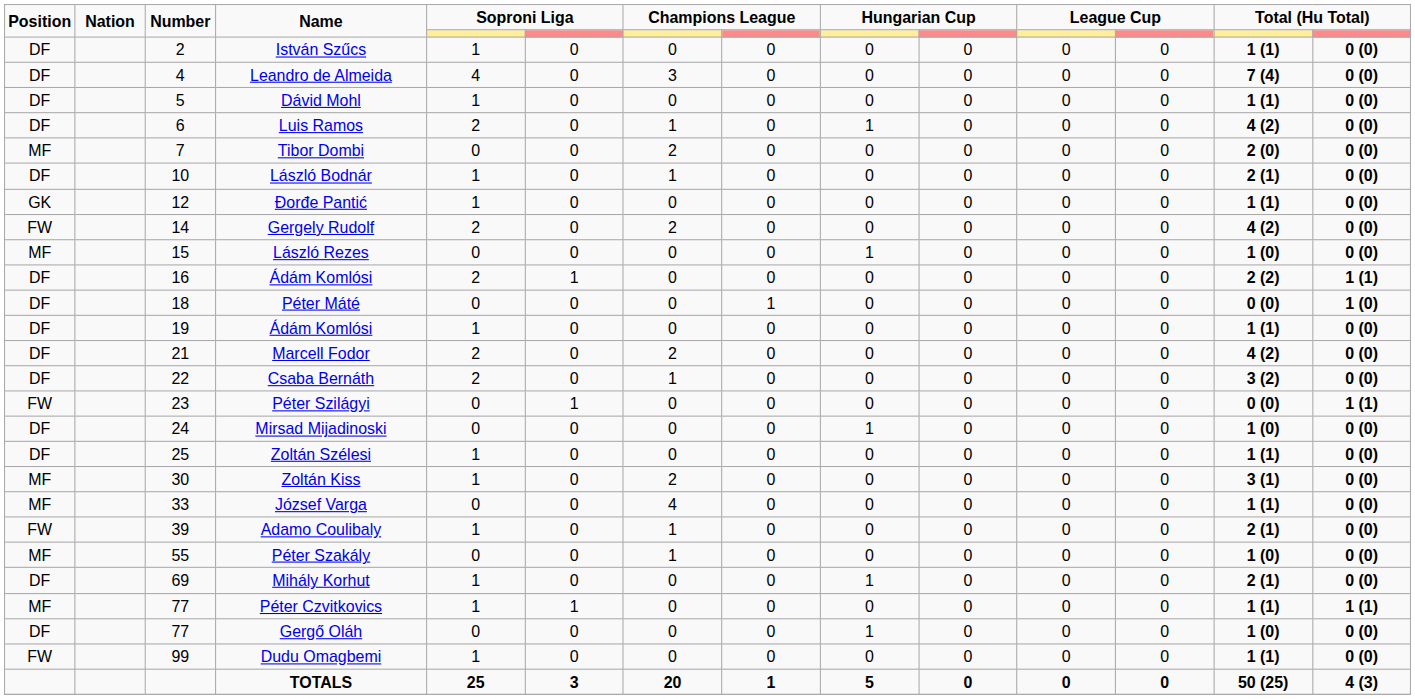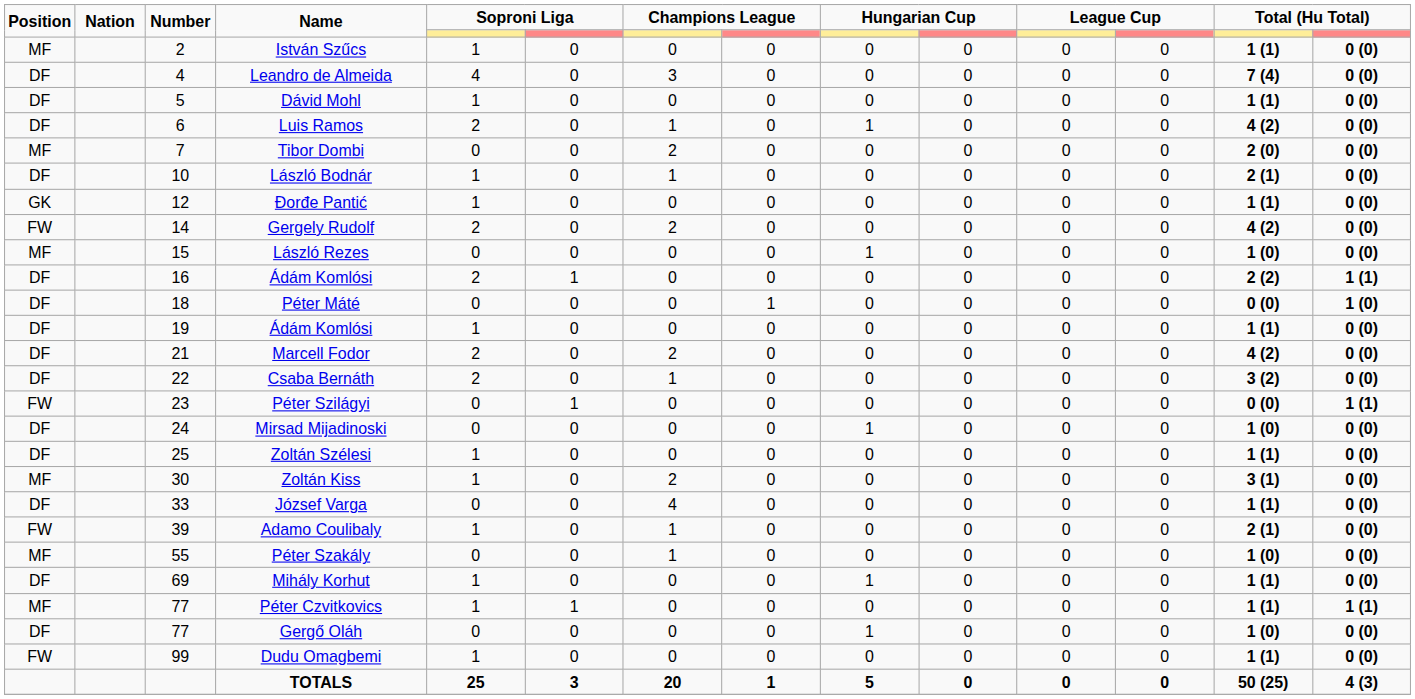(40, 50) DF -> (40, 50) MF
(40, 505) MF -> (40, 505) DF
(1263, 581) 2 (1) -> (1263, 581) 1 (1)
